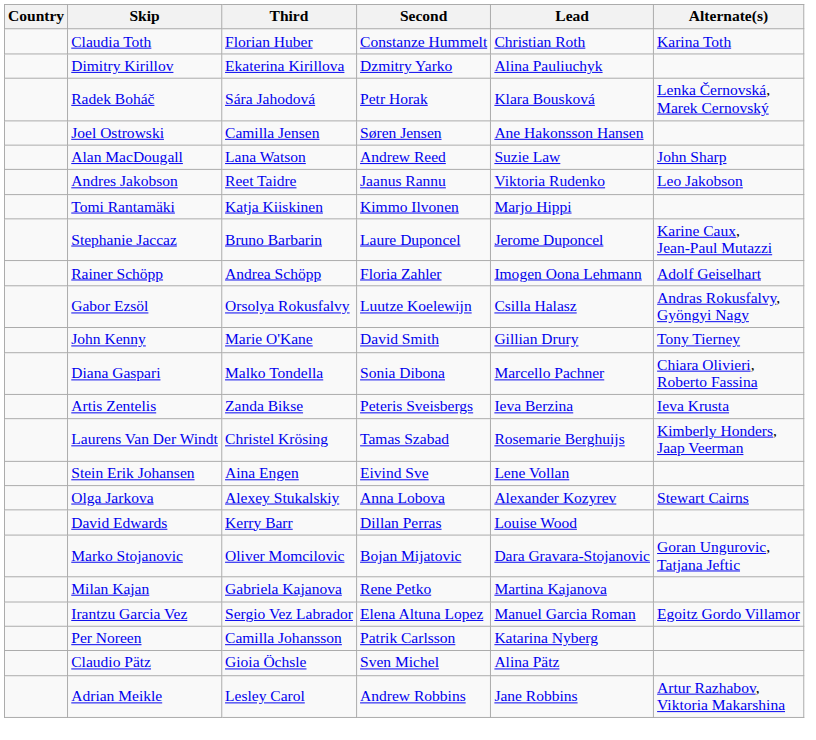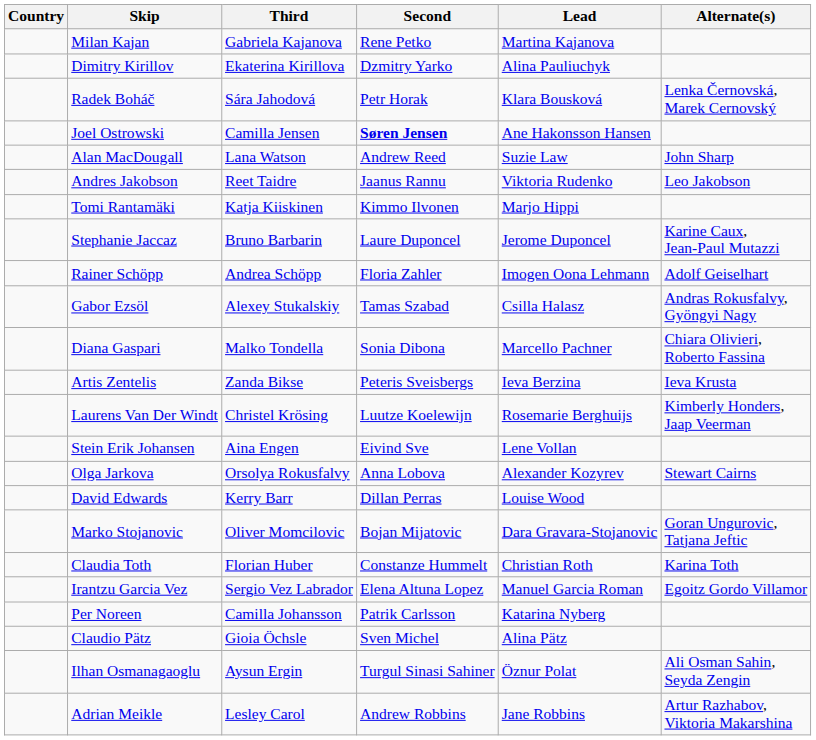rows swapped: (111, 41) <-> (110, 589)
(401, 132) normal -> (404, 132) bold
(287, 306) Orsolya Rokusfalvy -> (282, 306) Alexey Stukalskiy
(416, 306) Luutze Koelewijn -> (405, 306) Tamas Szabad
- row: (109, 339)
(405, 439) Tamas Szabad -> (416, 415) Luutze Koelewijn
(282, 497) Alexey Stukalskiy -> (287, 473) Orsolya Rokusfalvy
+ row: (136, 671)
